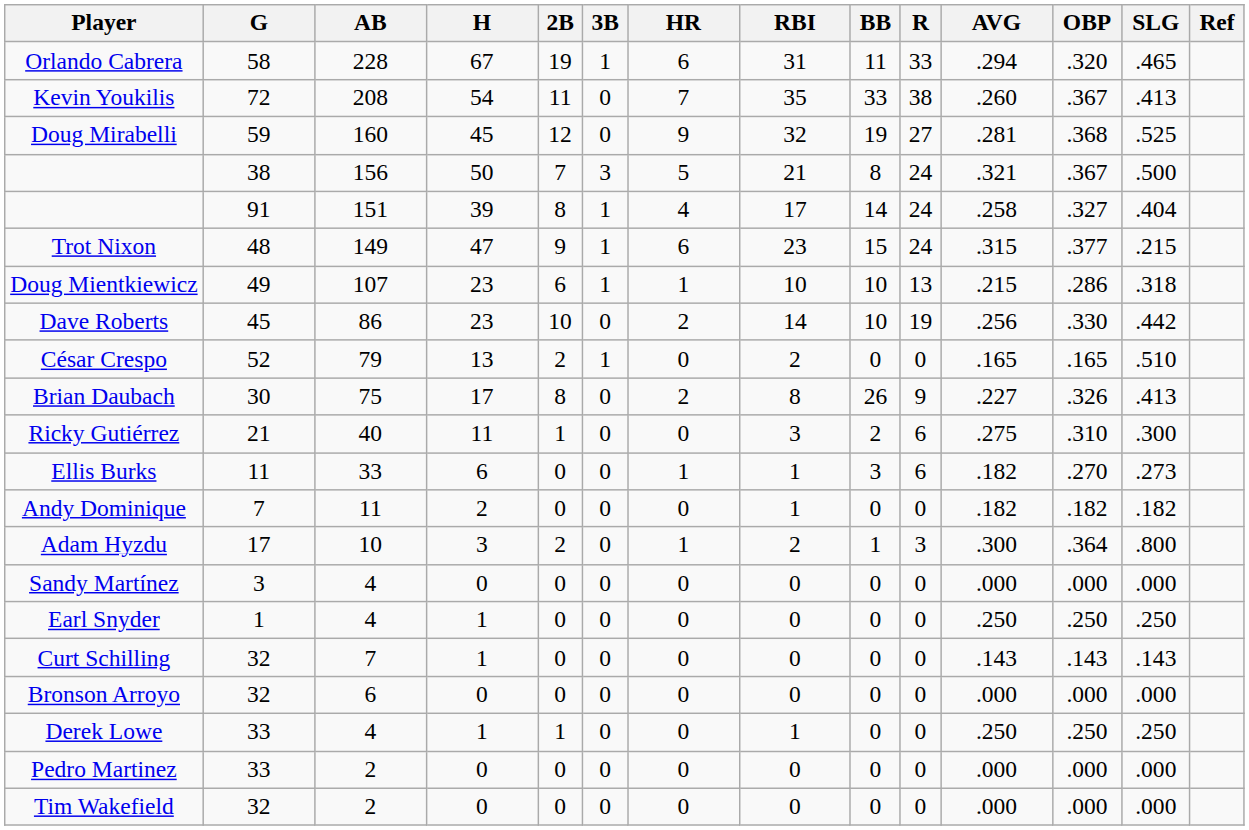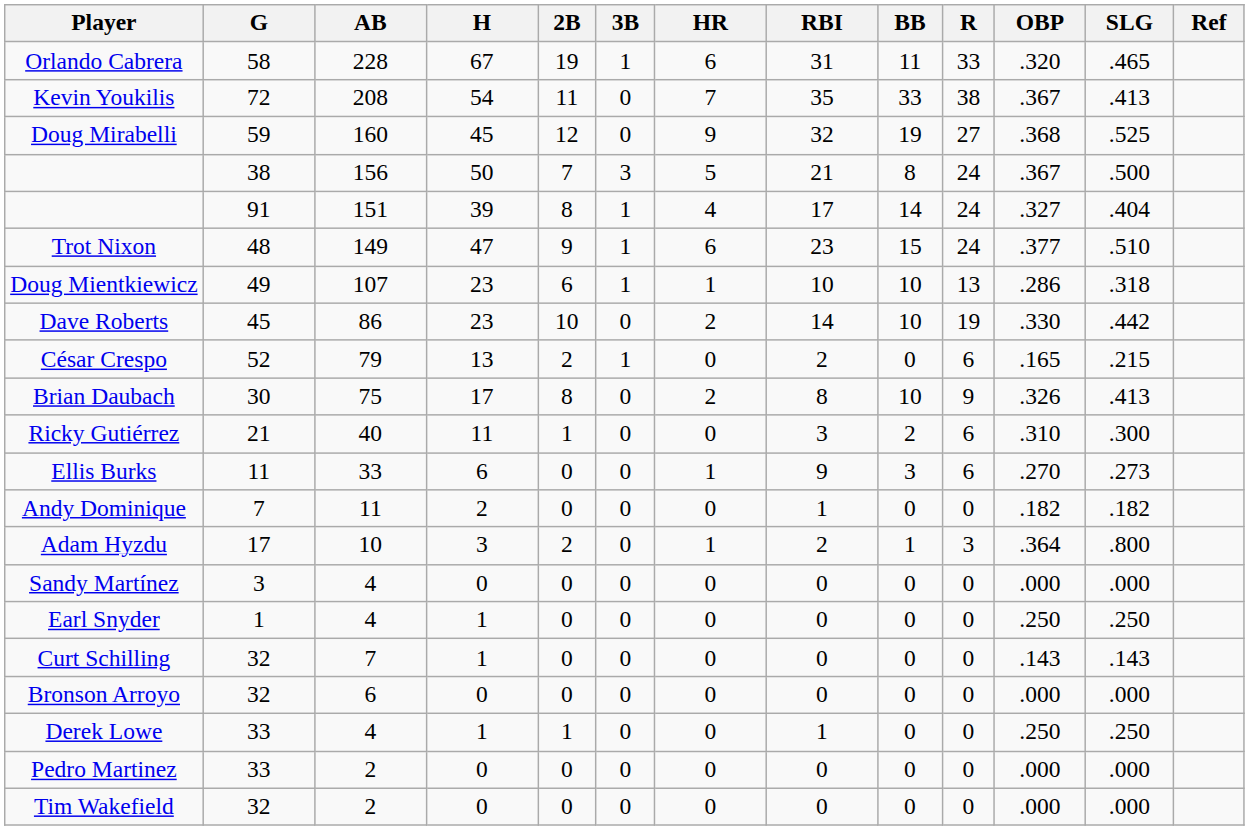- column: (996, 23)
(1156, 246) .215 -> (1129, 246) .510
(920, 358) 0 -> (968, 358) 6
(1156, 358) .510 -> (1129, 358) .215
(876, 396) 26 -> (910, 396) 10
(795, 470) 1 -> (822, 470) 9
